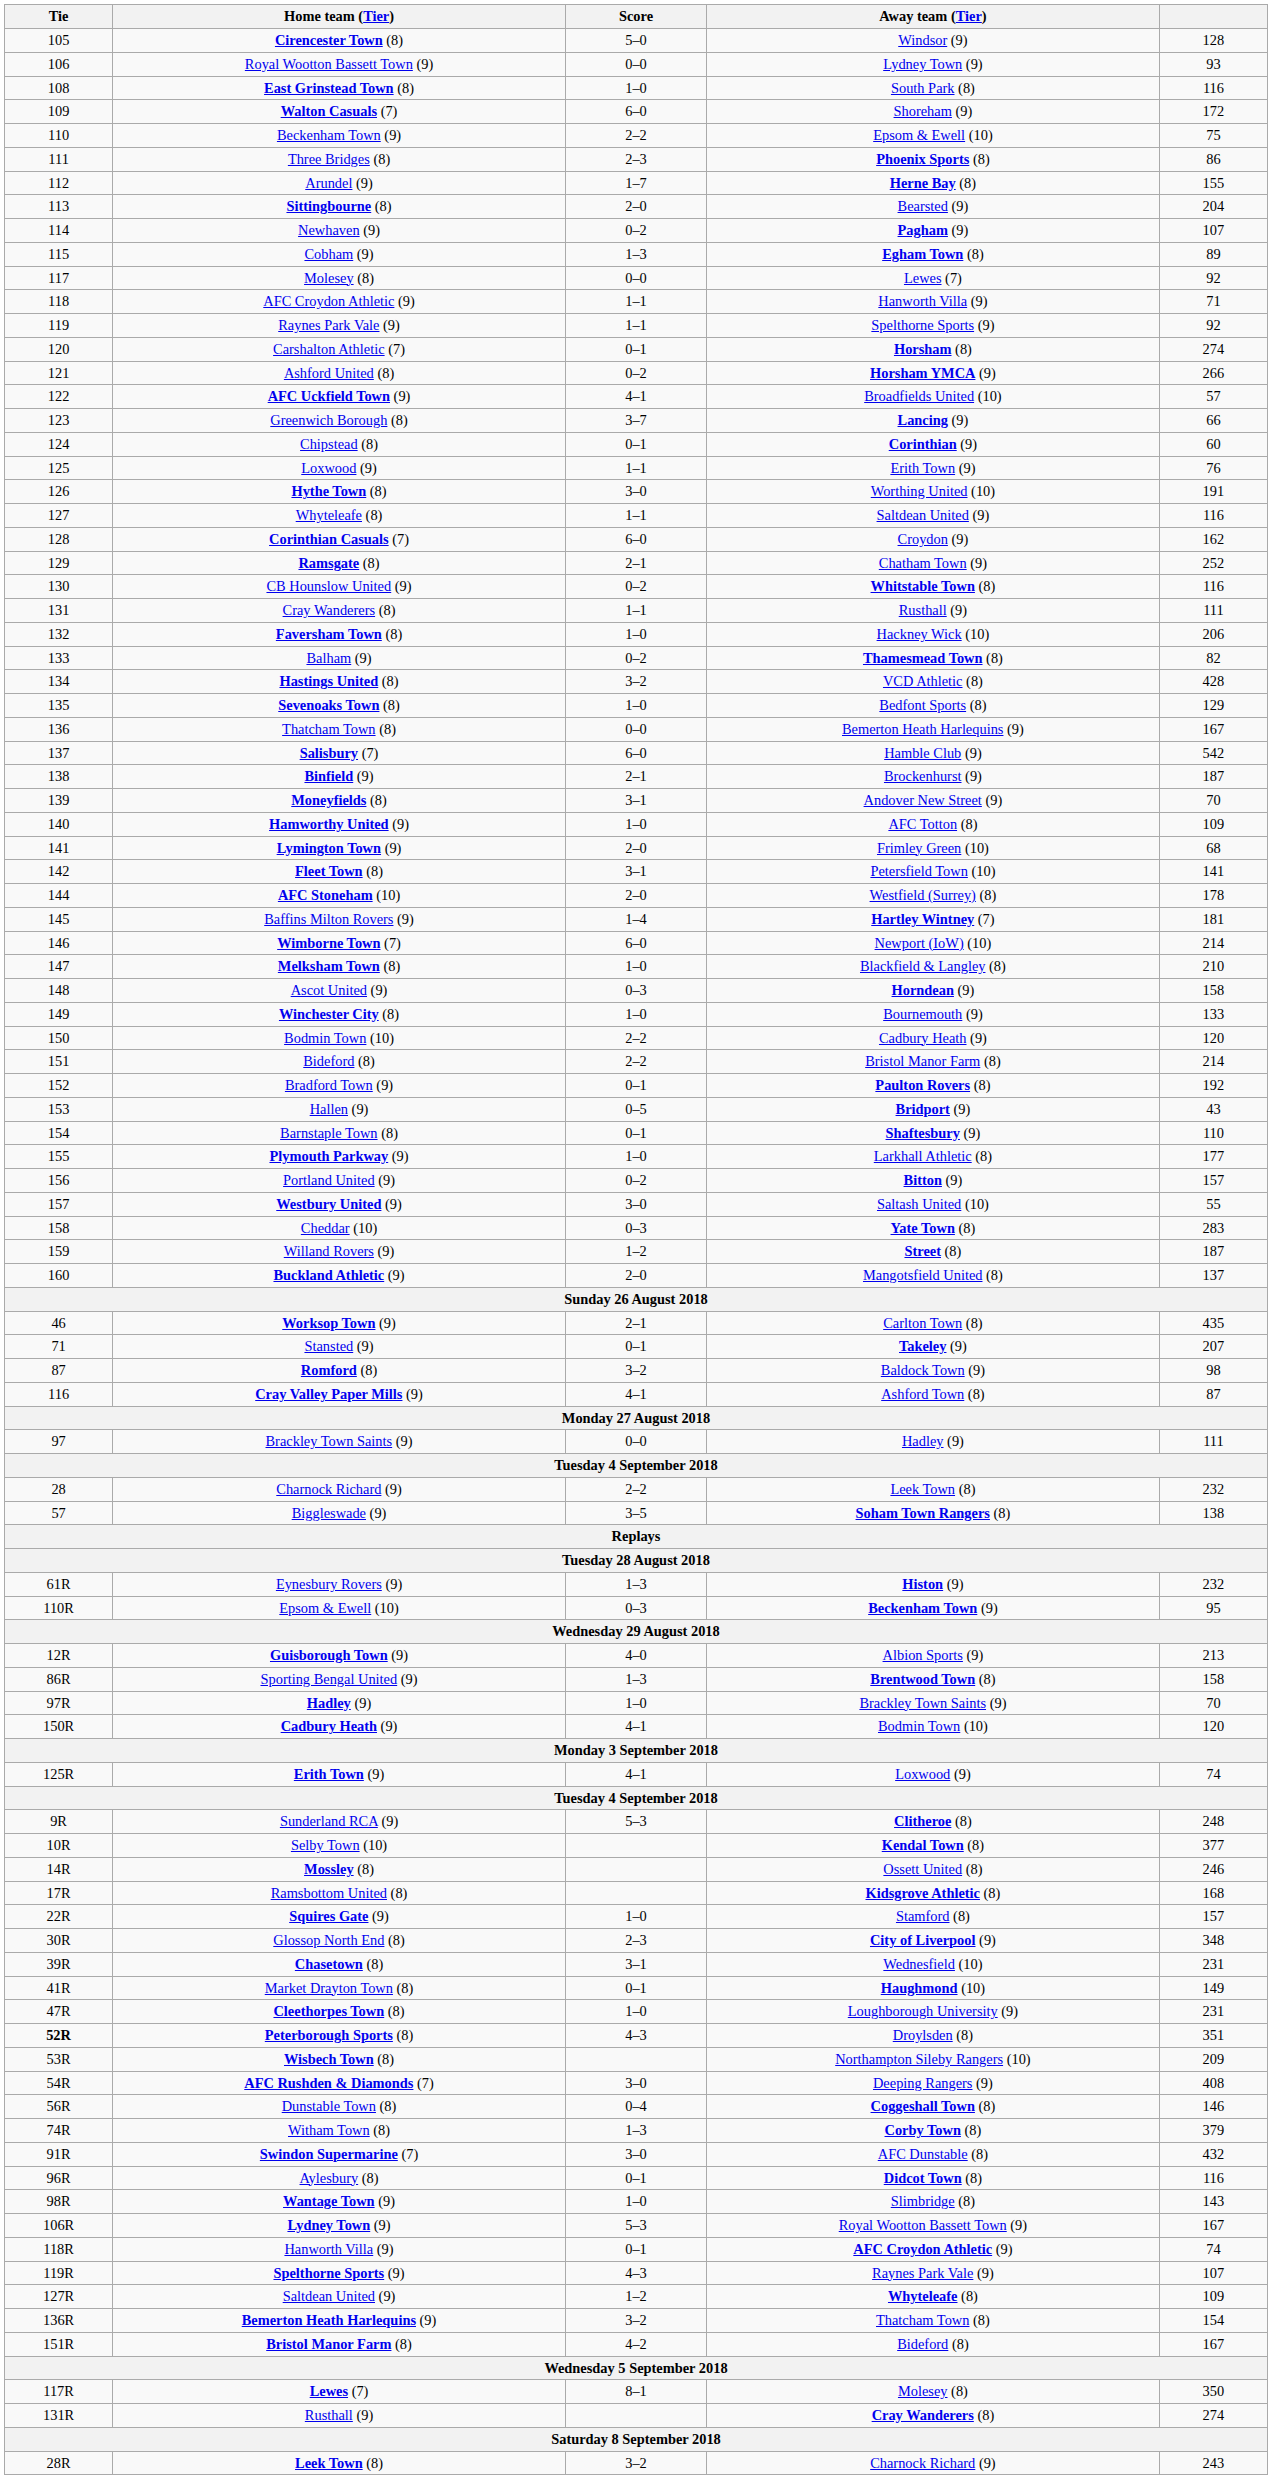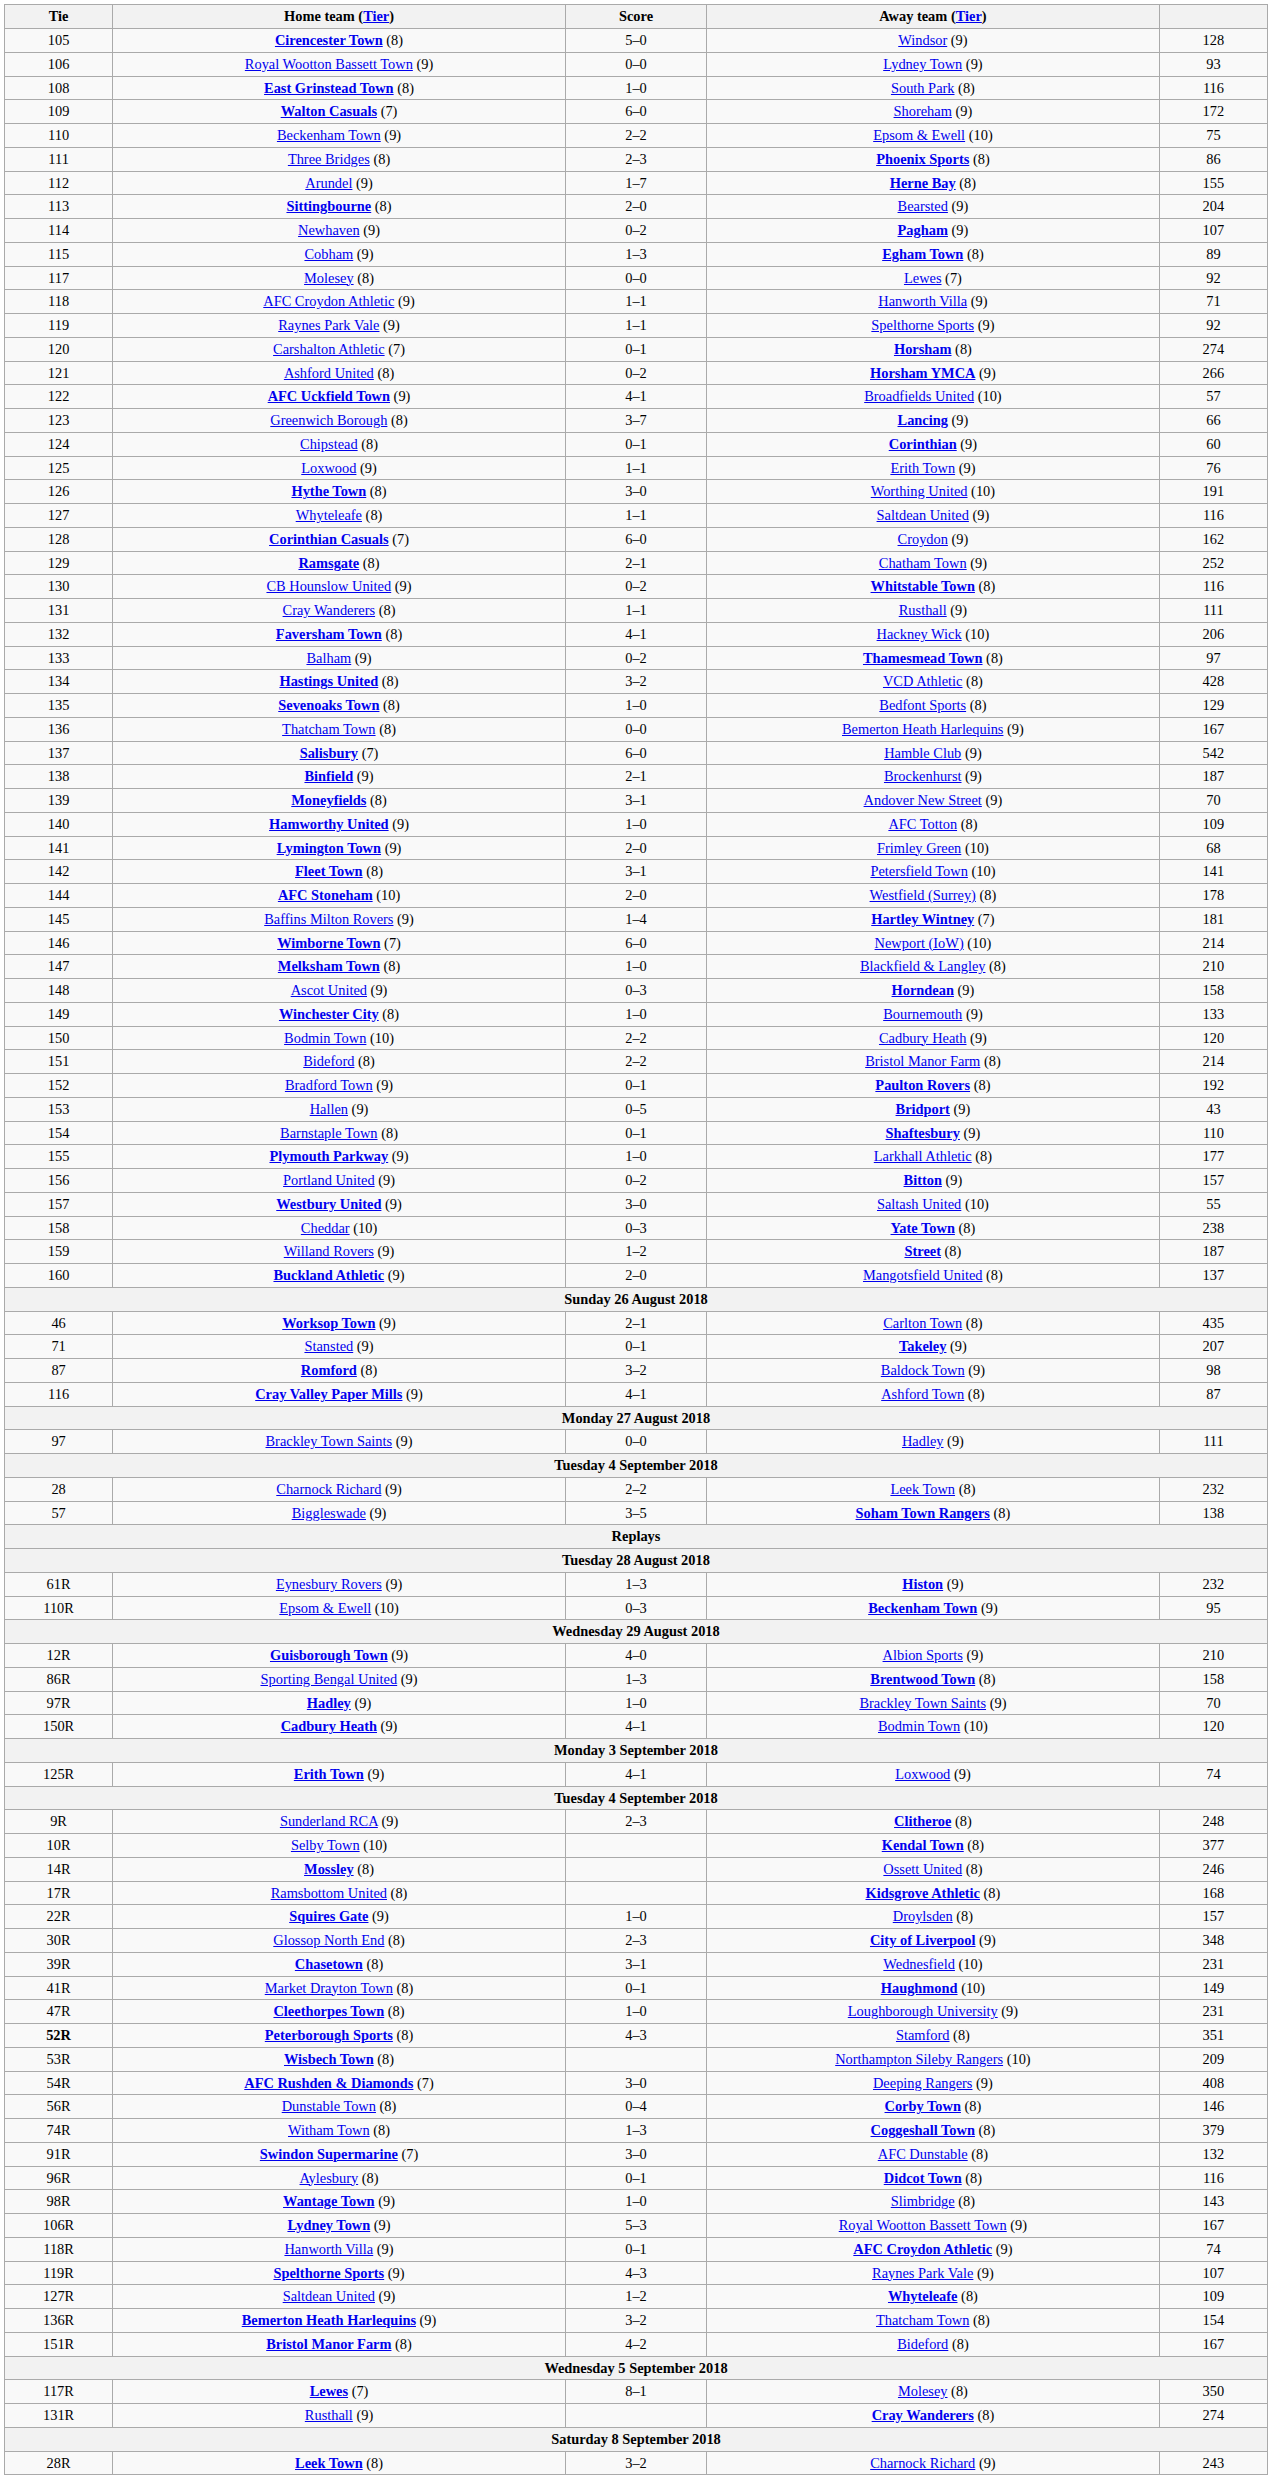(636, 634) 1–0 -> (636, 634) 4–1
(1213, 658) 82 -> (1213, 658) 97
(1213, 1228) 283 -> (1213, 1228) 238
(1213, 1655) 213 -> (1213, 1655) 210
(636, 1821) 5–3 -> (636, 1821) 2–3
(933, 1916) Stamford (8) -> (933, 1916) Droylsden (8)
(933, 2035) Droylsden (8) -> (933, 2035) Stamford (8)
(933, 2106) Coggeshall Town (8) -> (933, 2106) Corby Town (8)
(933, 2130) Corby Town (8) -> (933, 2130) Coggeshall Town (8)
(1213, 2154) 432 -> (1213, 2154) 132
